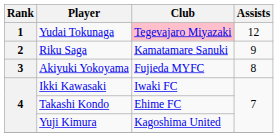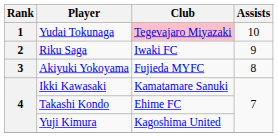(253, 31) 12 -> (253, 31) 10
(181, 50) Kamatamare Sanuki -> (156, 50) Iwaki FC
(156, 86) Iwaki FC -> (181, 86) Kamatamare Sanuki
